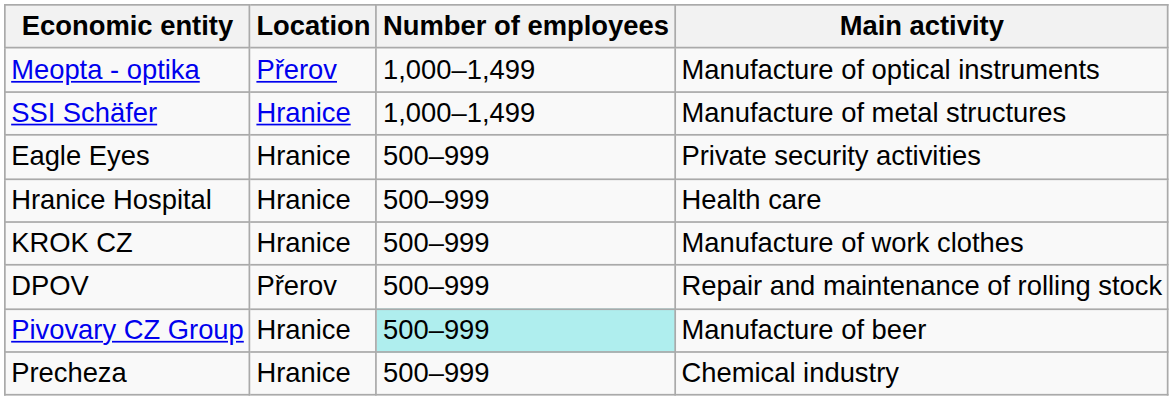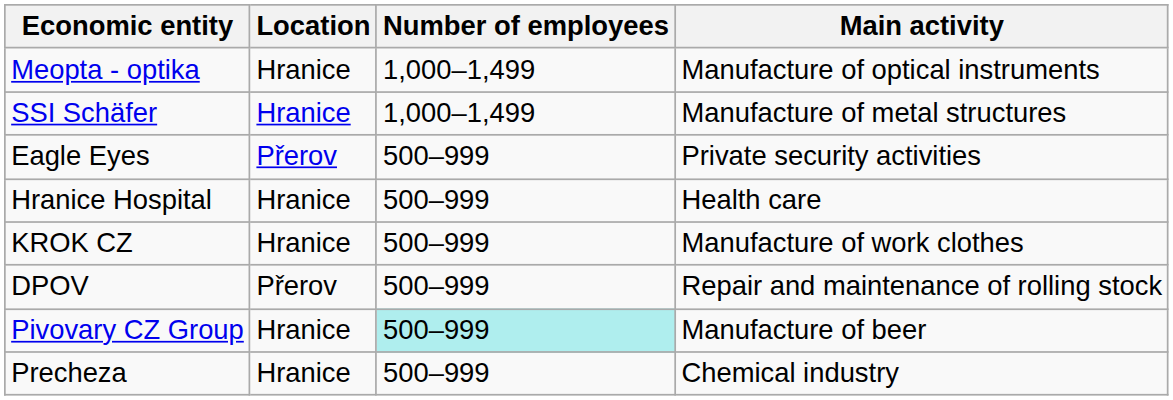(297, 69) Přerov -> (304, 69) Hranice
(304, 156) Hranice -> (297, 156) Přerov
